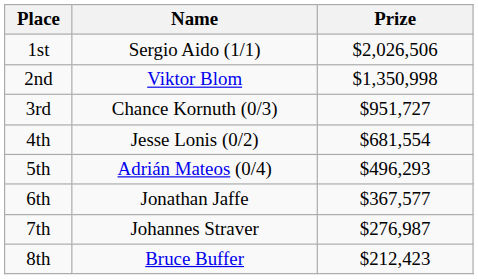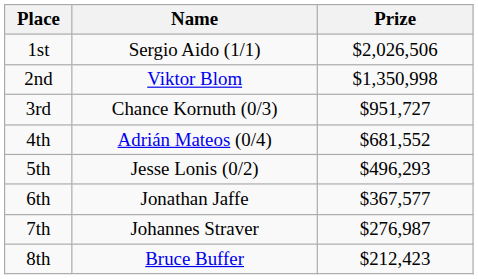(195, 139) Jesse Lonis (0/2) -> (195, 139) Adrián Mateos (0/4)
(395, 139) $681,554 -> (395, 139) $681,552
(195, 169) Adrián Mateos (0/4) -> (195, 169) Jesse Lonis (0/2)
